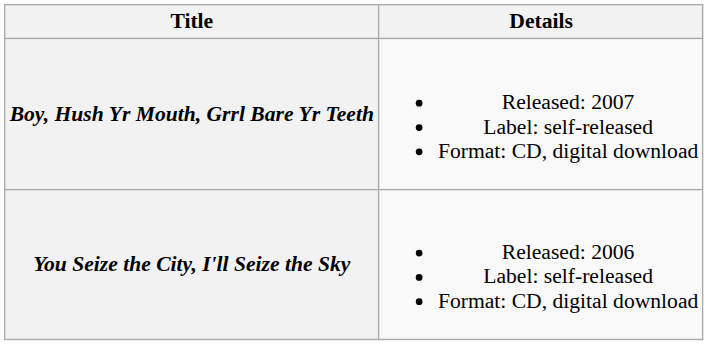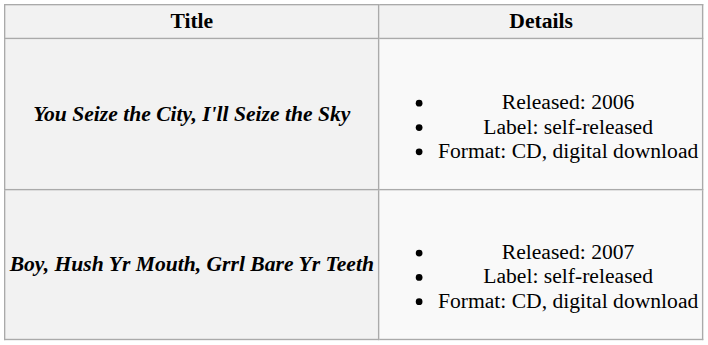rows swapped: (192, 264) <-> (192, 113)
